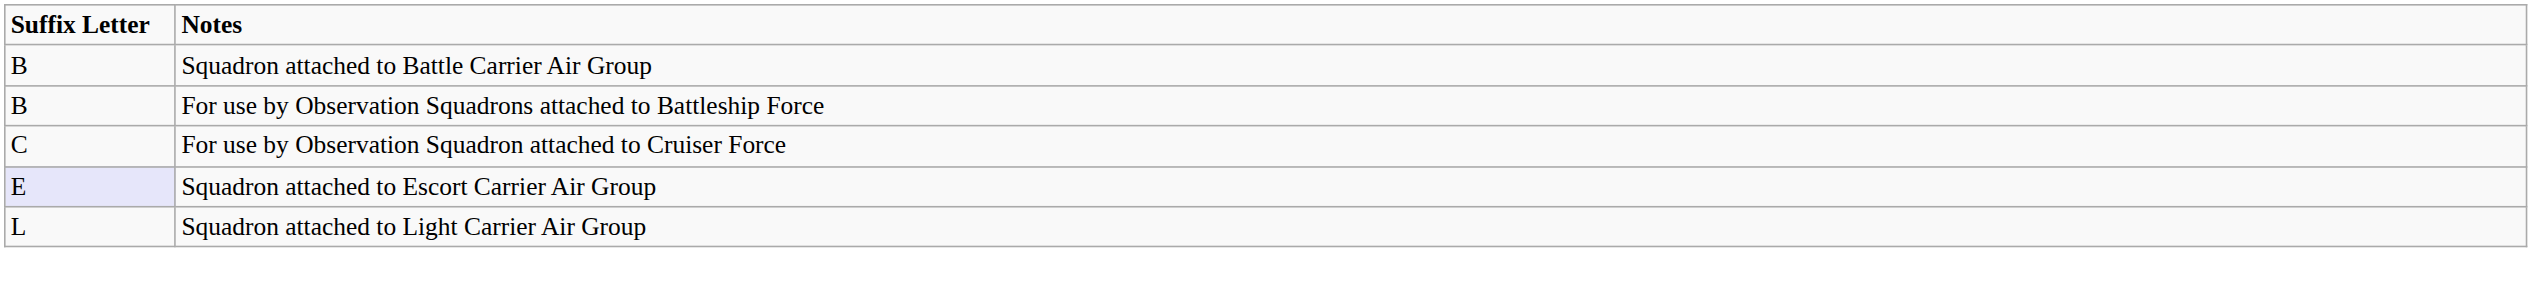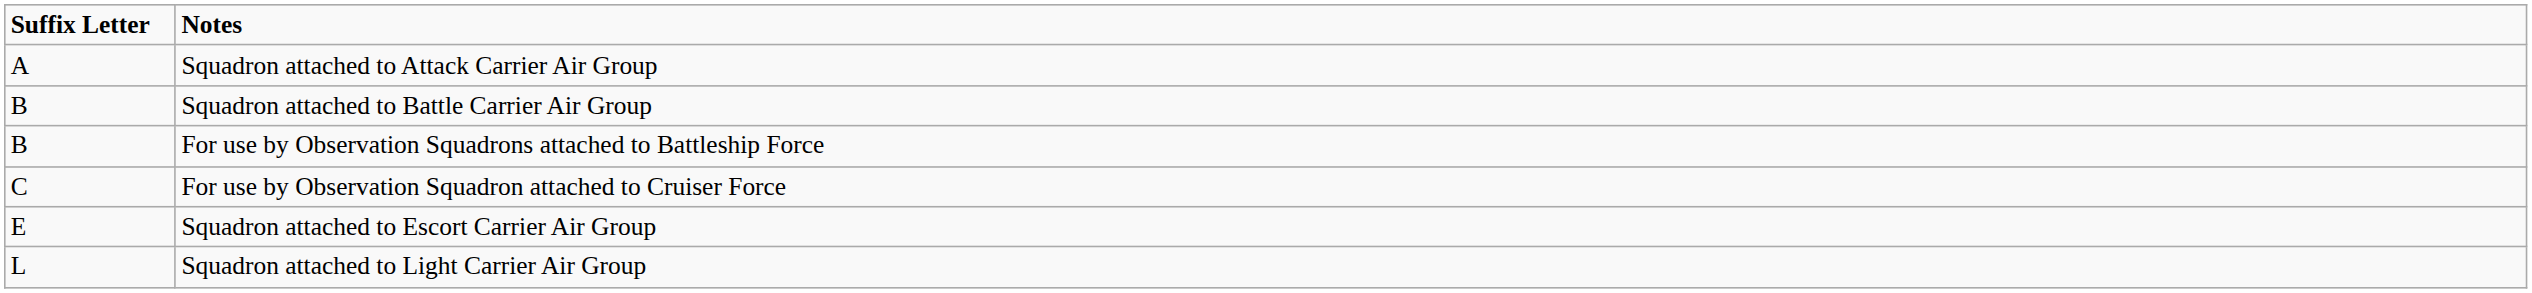+ row: (419, 65)
(18, 186) lavender background -> (18, 226) no background
